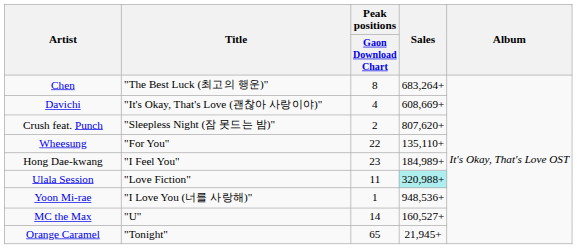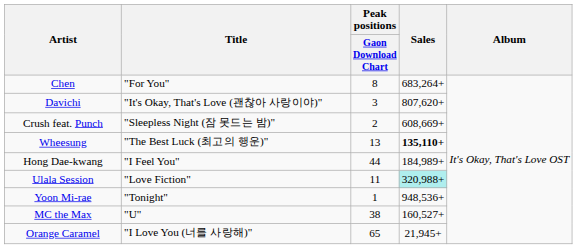(196, 84) "The Best Luck (최고의 행운)" -> (147, 84) "For You"
(375, 105) 4 -> (375, 102) 3
(423, 105) 608,669+ -> (423, 102) 807,620+
(423, 124) 807,620+ -> (423, 122) 608,669+
(147, 143) "For You" -> (196, 142) "The Best Luck (최고의 행운)"
(375, 143) 22 -> (375, 142) 13
(423, 143) normal -> (423, 142) bold
(375, 161) 23 -> (375, 161) 44
(188, 197) "I Love You (너를 사랑해)" -> (146, 197) "Tonight"
(375, 216) 14 -> (375, 214) 38
(146, 234) "Tonight" -> (188, 233) "I Love You (너를 사랑해)"
